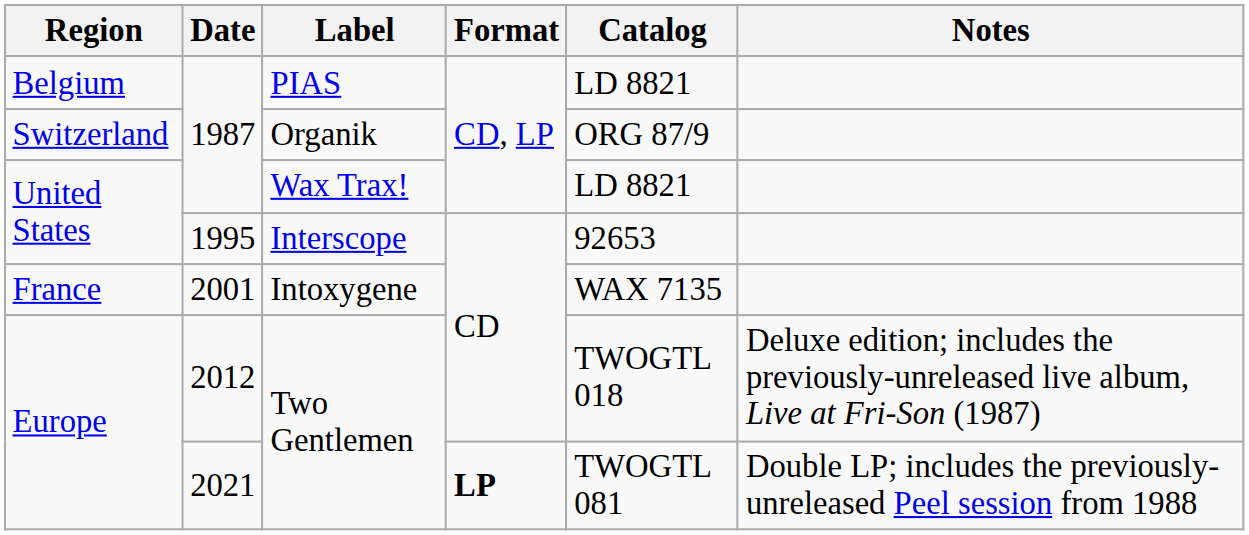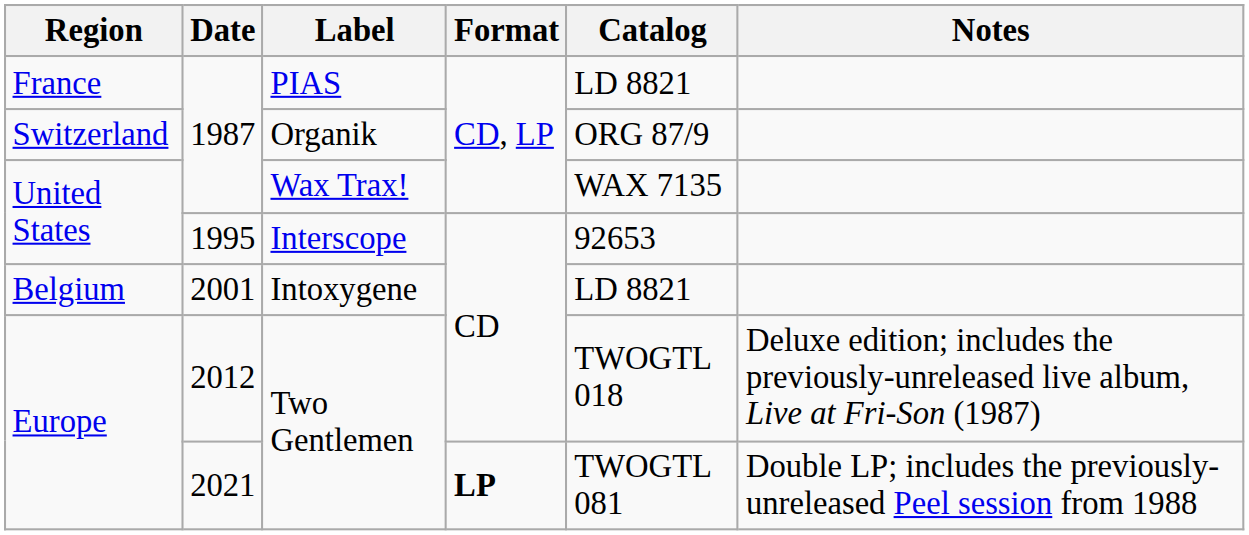(69, 82) Belgium -> (57, 82) France
(633, 185) LD 8821 -> (648, 185) WAX 7135
(57, 289) France -> (69, 289) Belgium
(648, 289) WAX 7135 -> (633, 289) LD 8821
